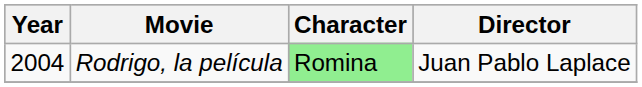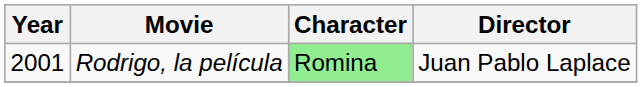(37, 63) 2004 -> (37, 63) 2001
